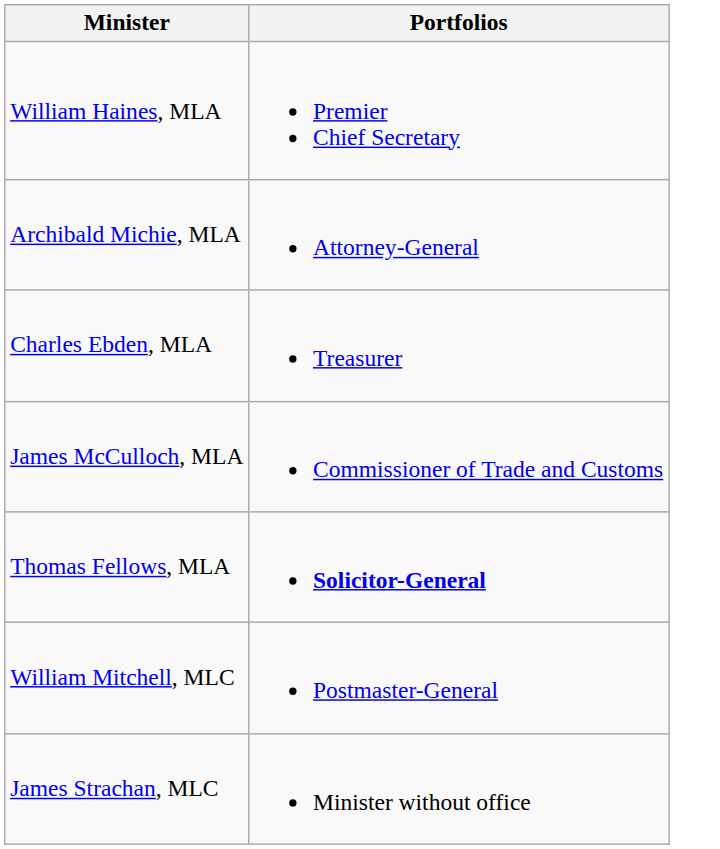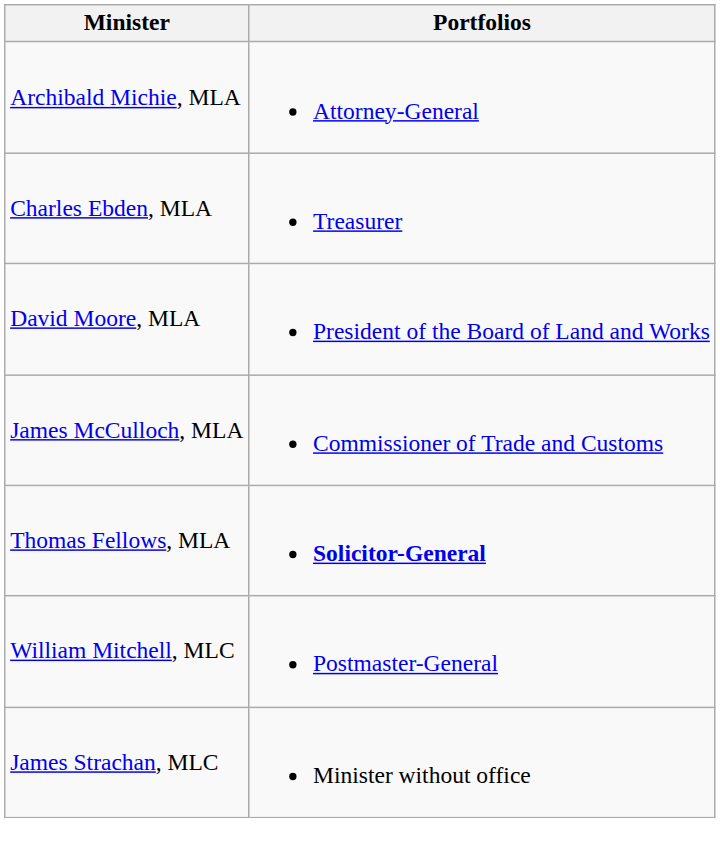- row: (116, 110)
+ row: (105, 318)
